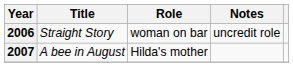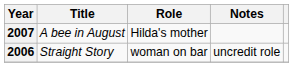rows swapped: (21, 33) <-> (21, 52)
